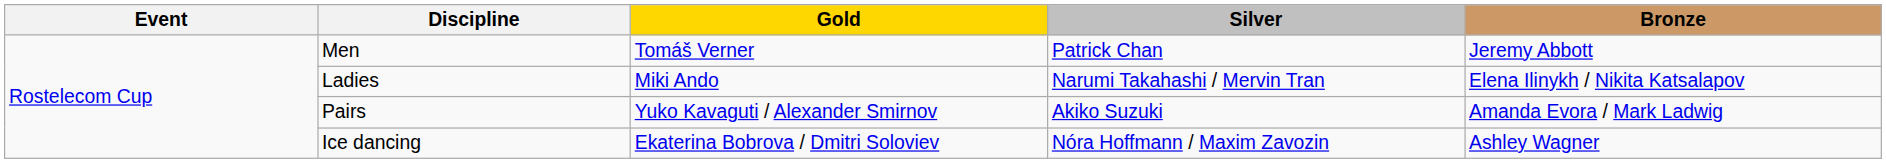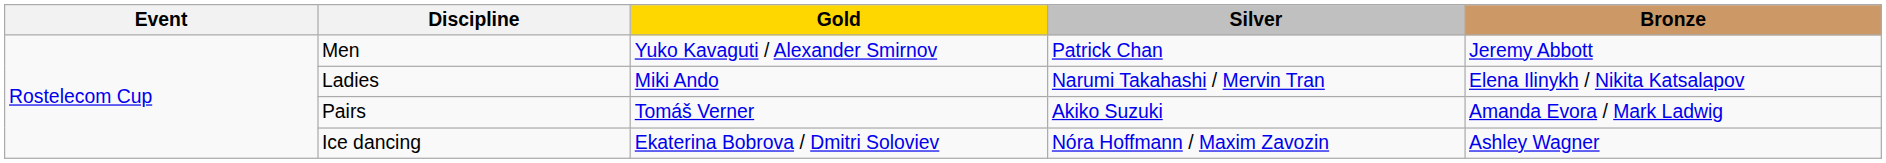(694, 50) Tomáš Verner -> (786, 50) Yuko Kavaguti / Alexander Smirnov
(786, 111) Yuko Kavaguti / Alexander Smirnov -> (694, 111) Tomáš Verner
